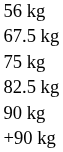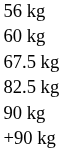+ row: (24, 36)
- row: (24, 61)
